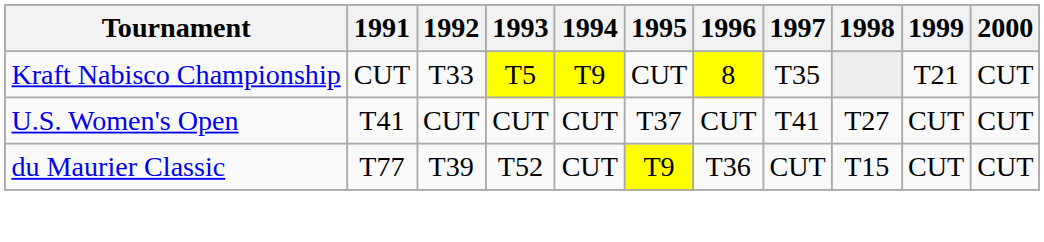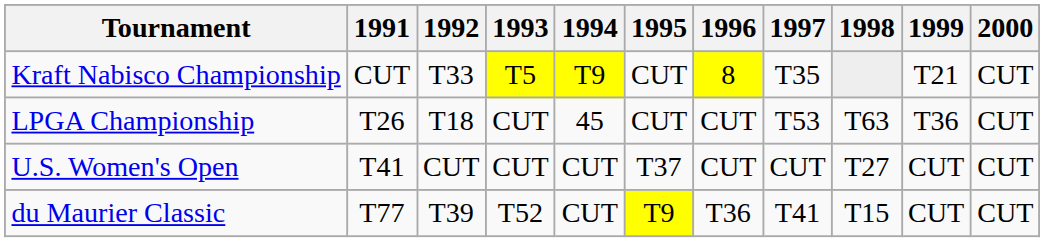+ row: (133, 120)
(798, 120) T41 -> (798, 166) CUT
(798, 166) CUT -> (798, 213) T41
